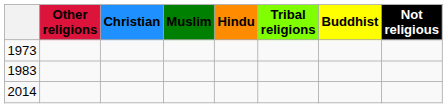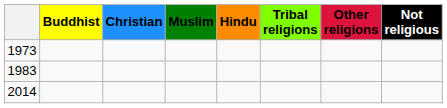columns swapped: (350, 22) <-> (70, 22)
